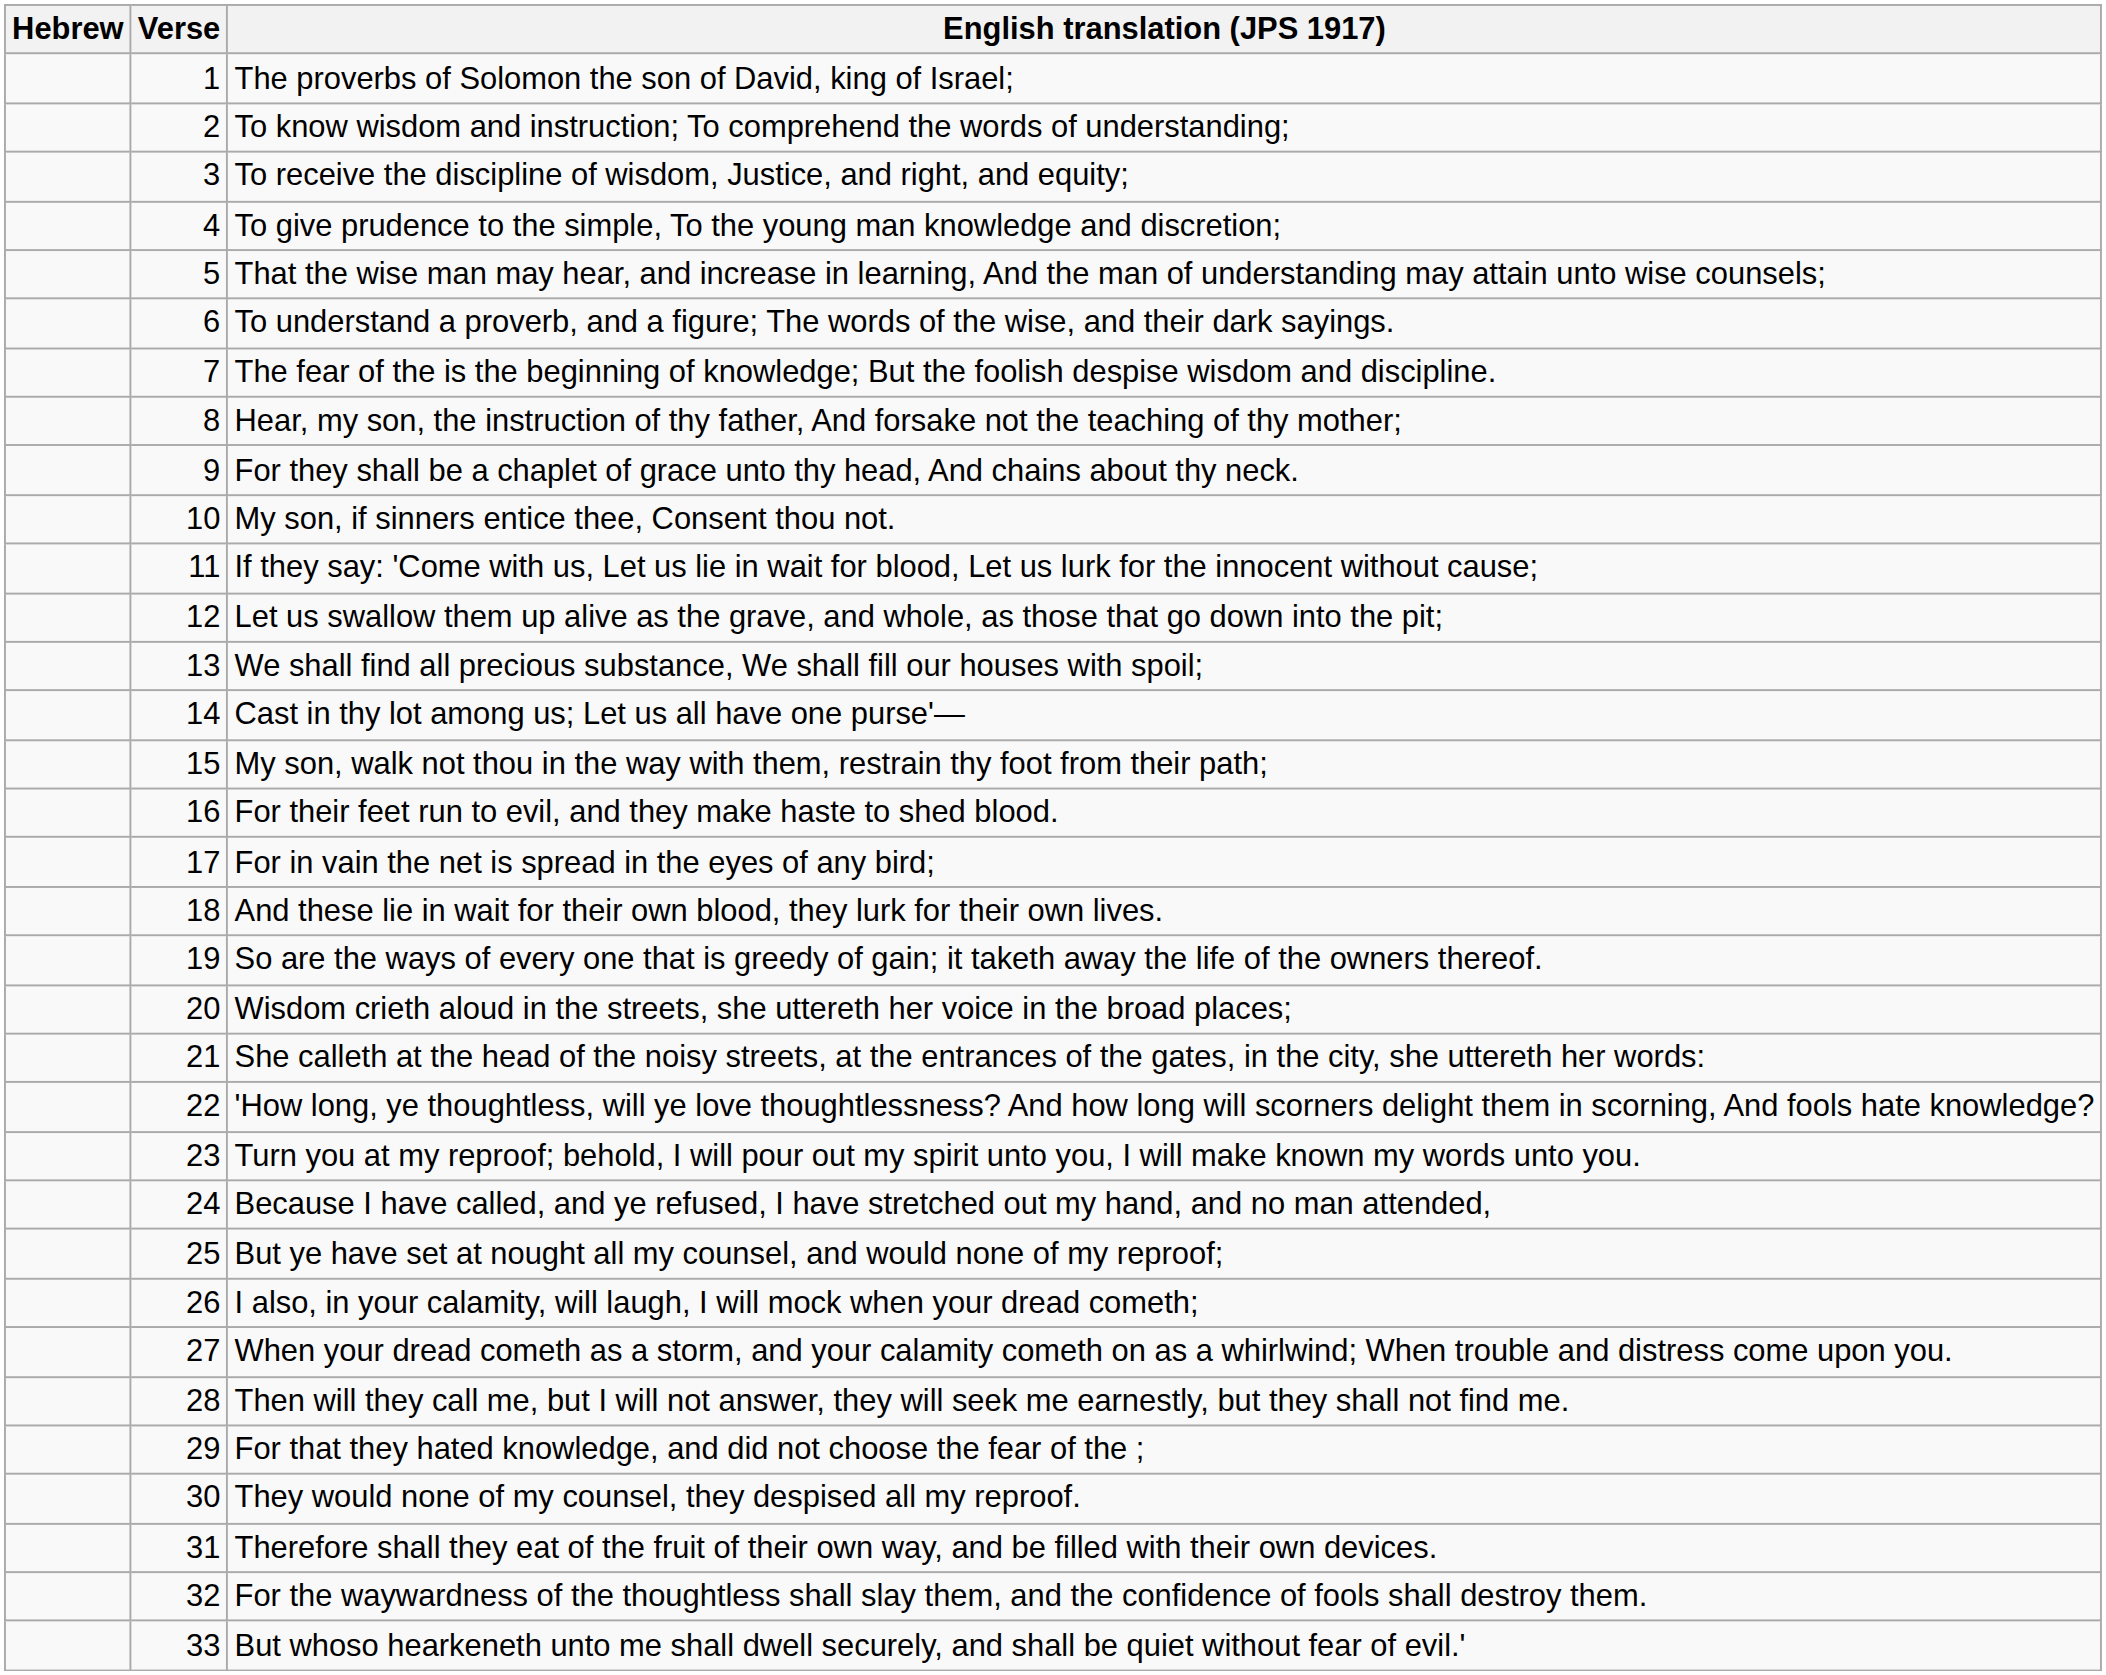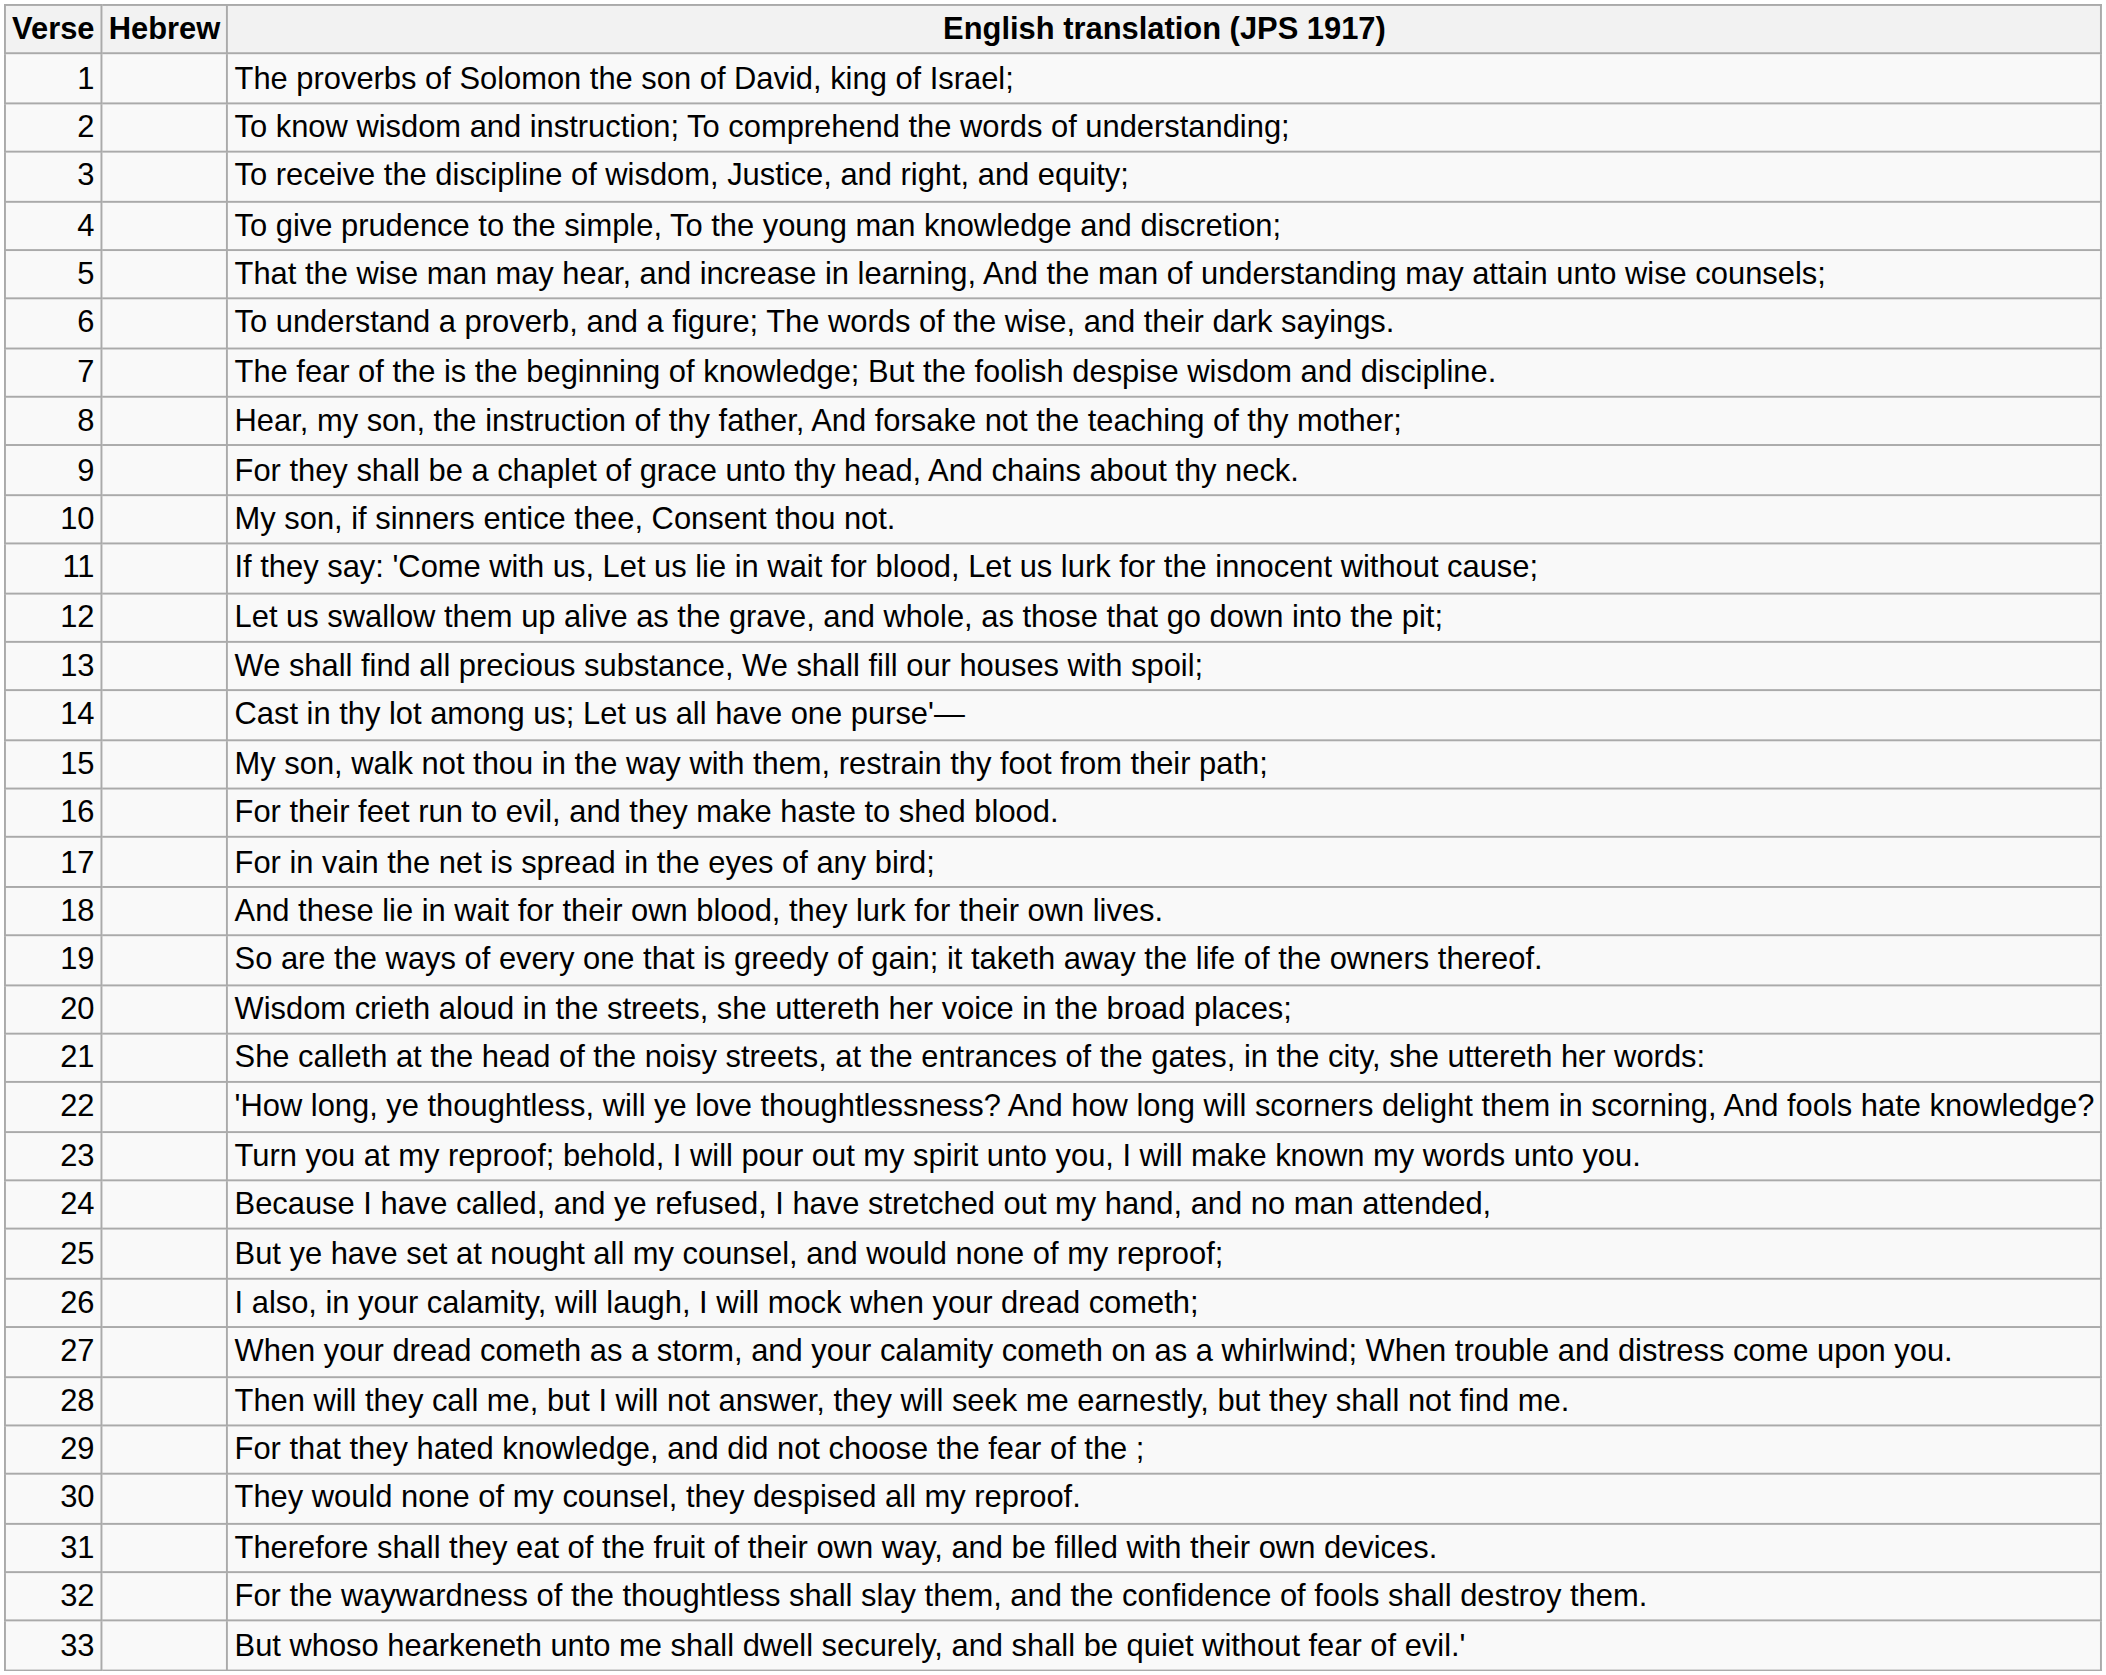columns swapped: (179, 28) <-> (68, 28)
